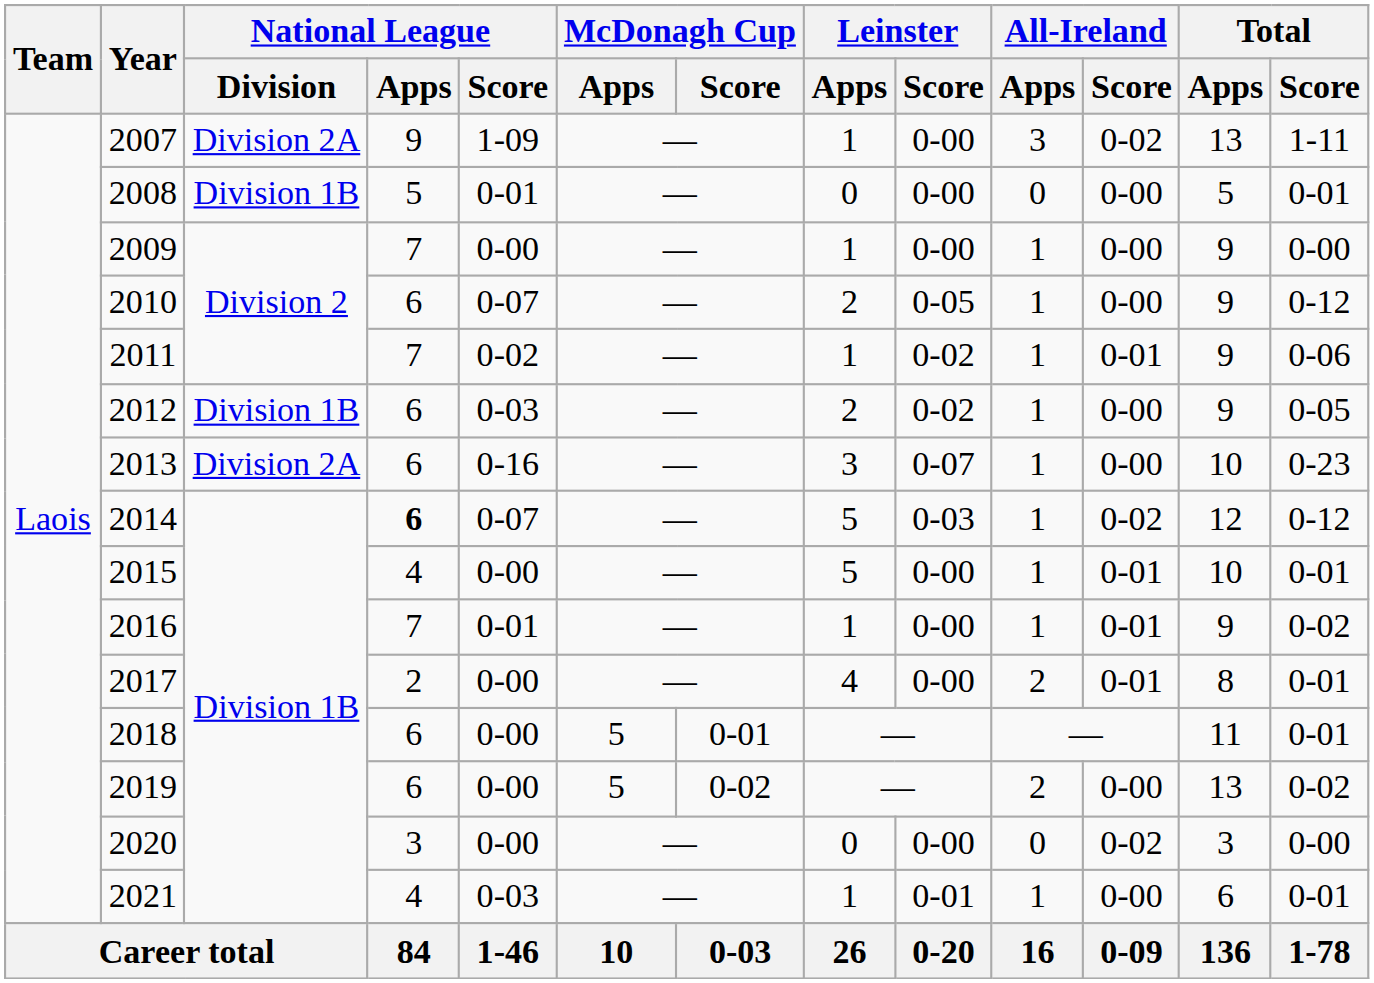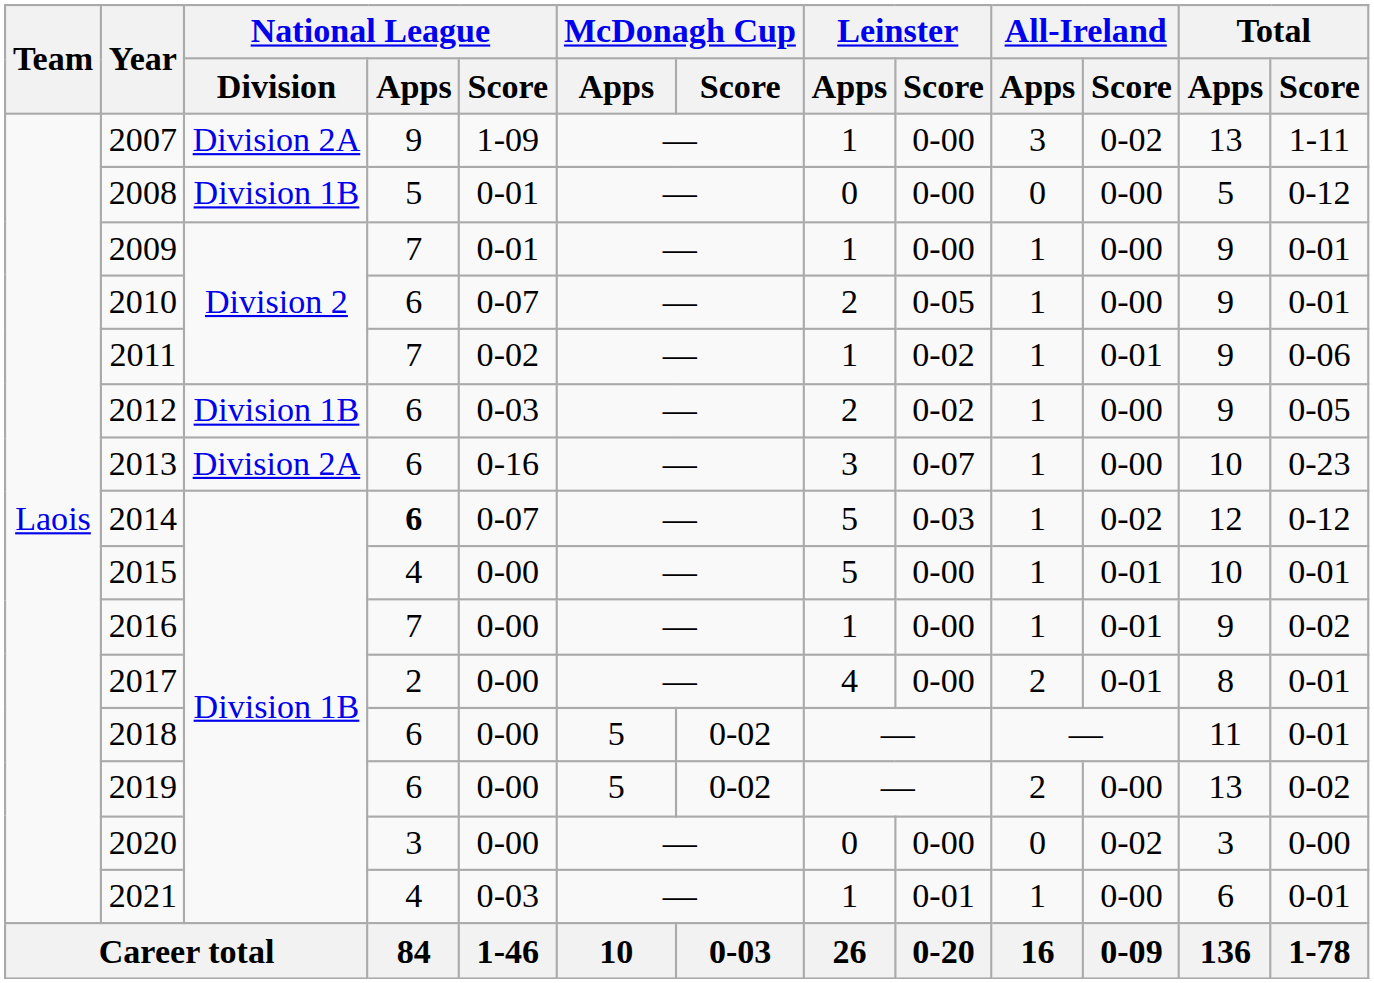(1319, 193) 0-01 -> (1319, 193) 0-12
(508, 247) 0-00 -> (508, 247) 0-01
(1319, 247) 0-00 -> (1319, 247) 0-01
(1319, 301) 0-12 -> (1319, 301) 0-01
(508, 626) 0-01 -> (508, 626) 0-00
(740, 734) 0-01 -> (740, 734) 0-02
